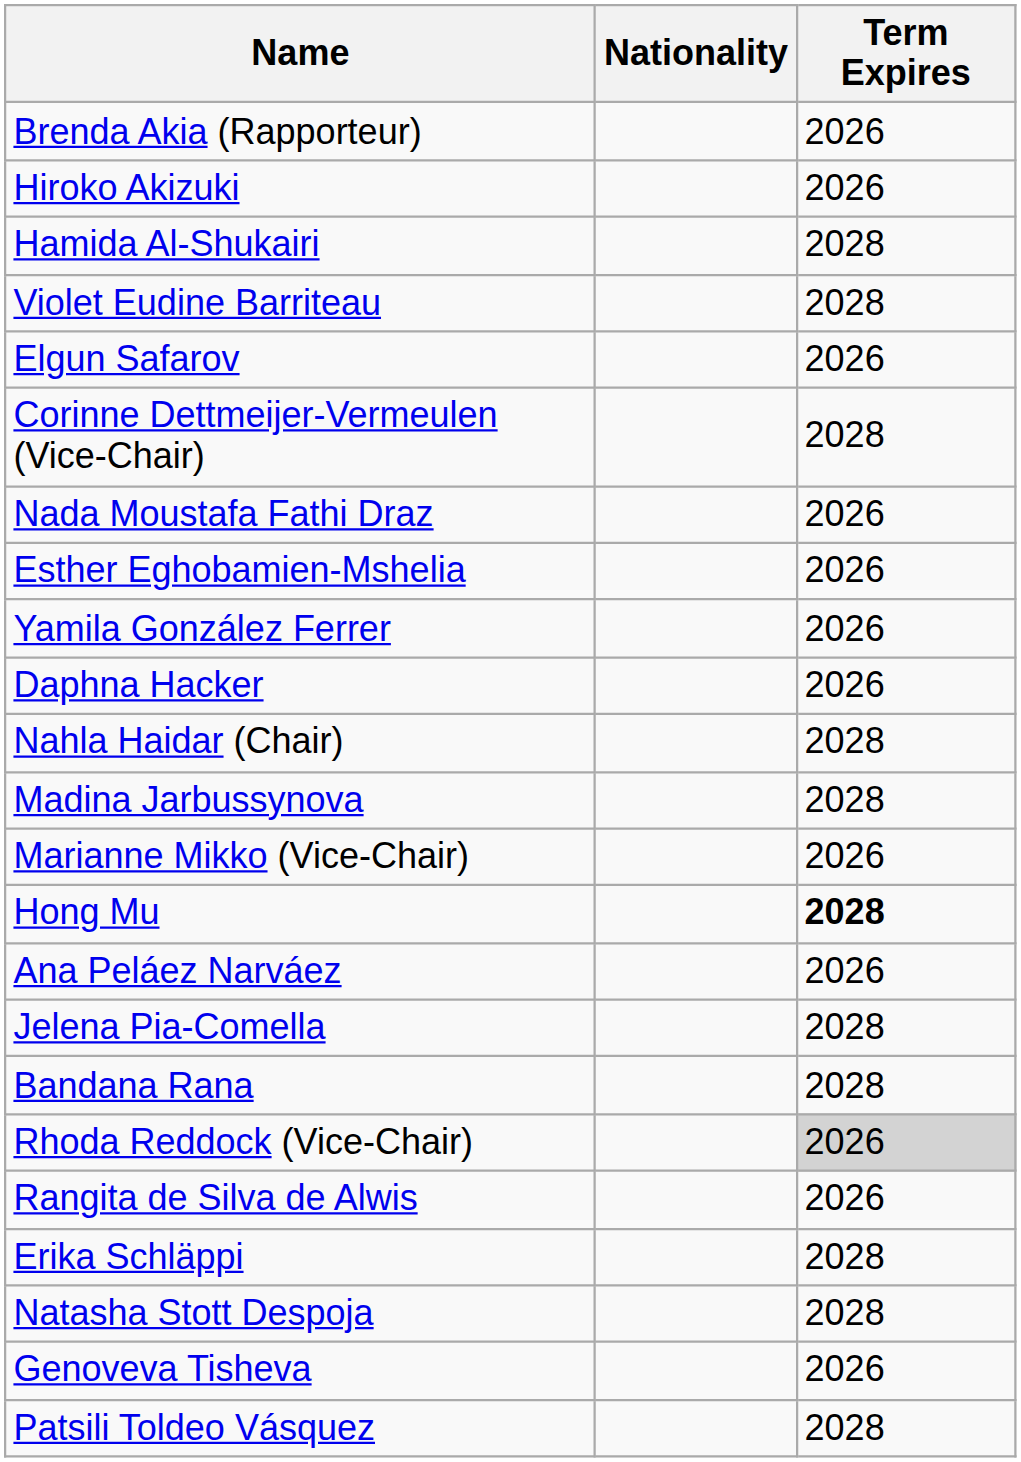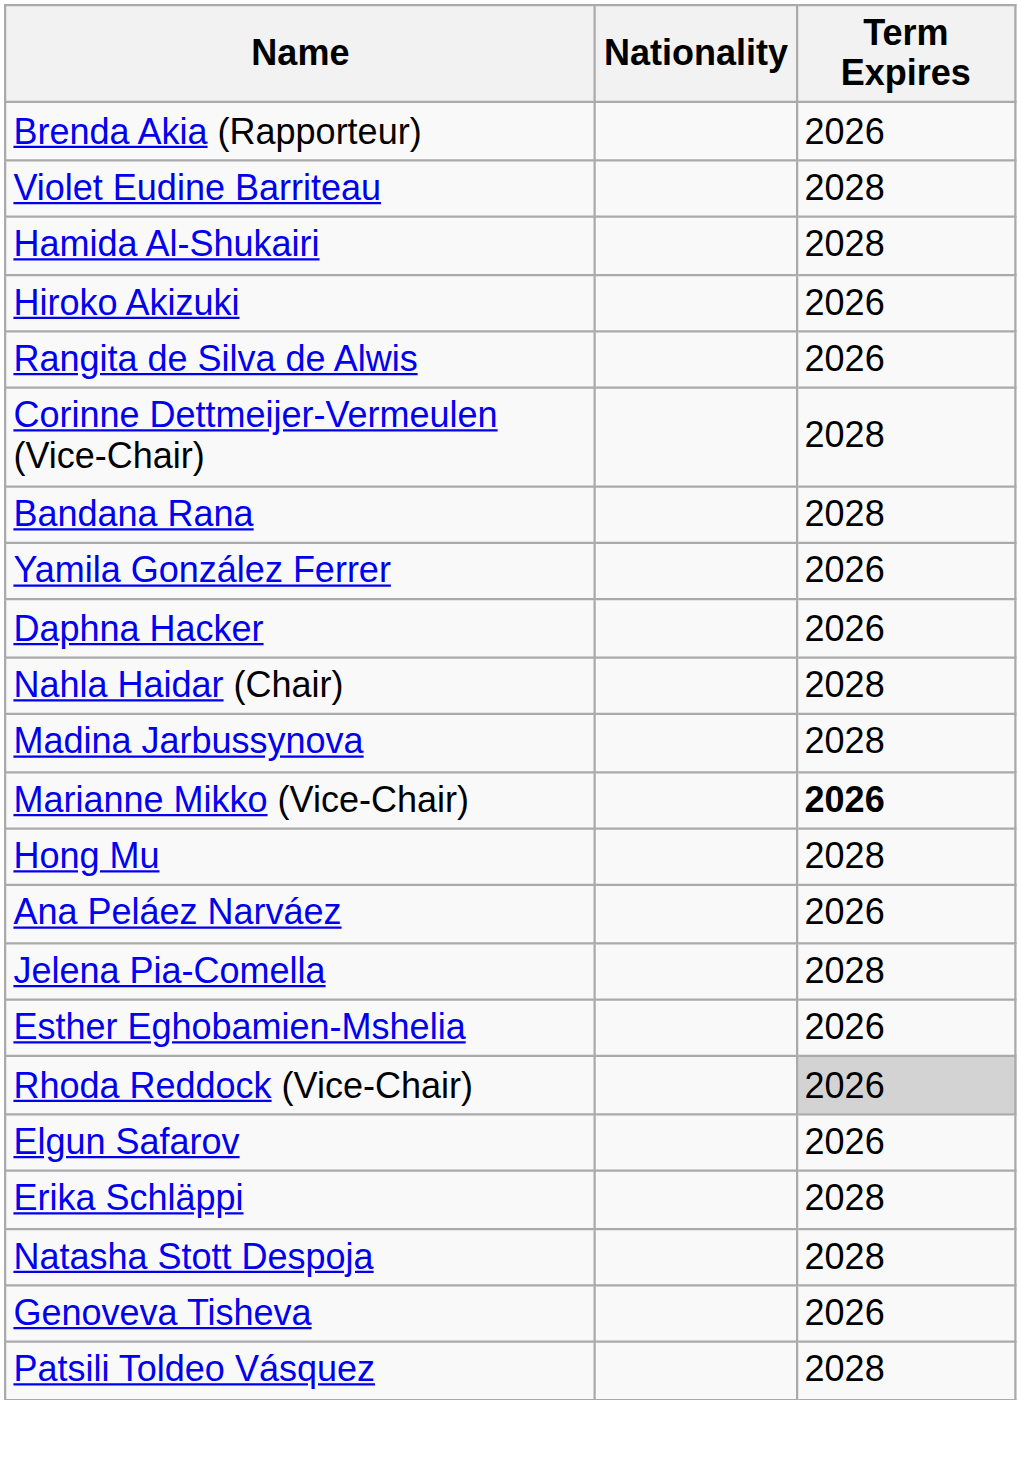rows swapped: (126, 187) <-> (197, 301)
rows swapped: (216, 1198) <-> (127, 359)
- row: (224, 513)
rows swapped: (240, 570) <-> (134, 1084)
(845, 856) normal -> (845, 799) bold
(845, 913) bold -> (845, 856) normal
